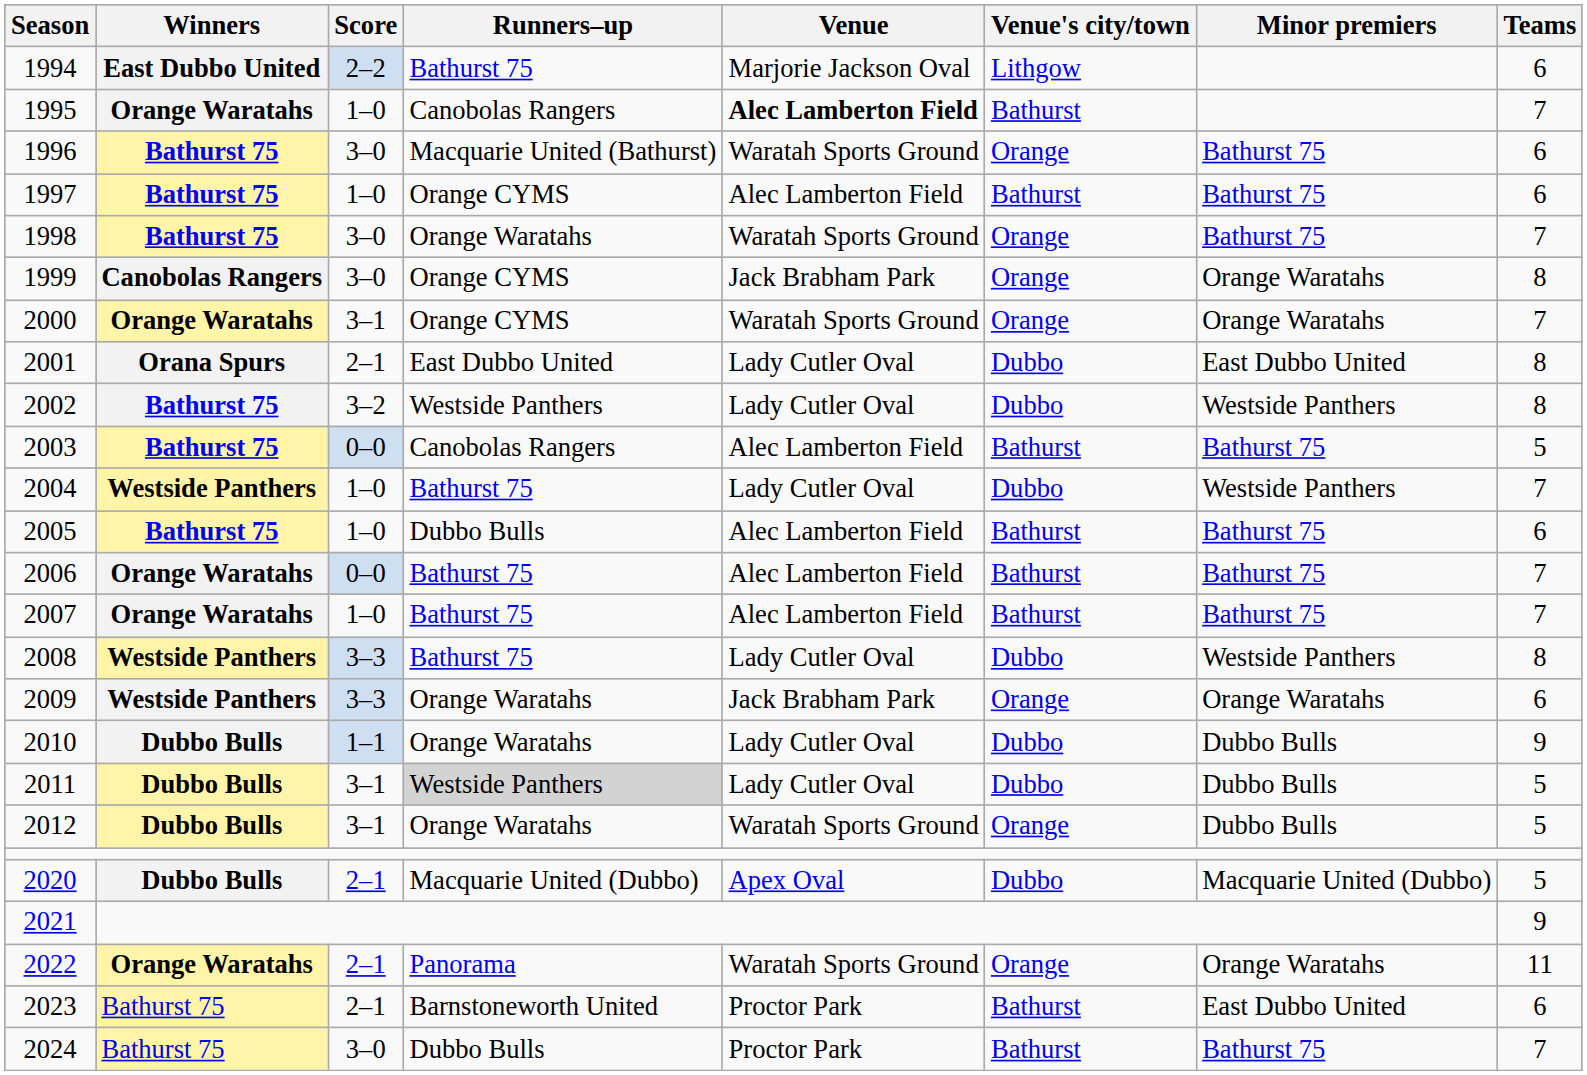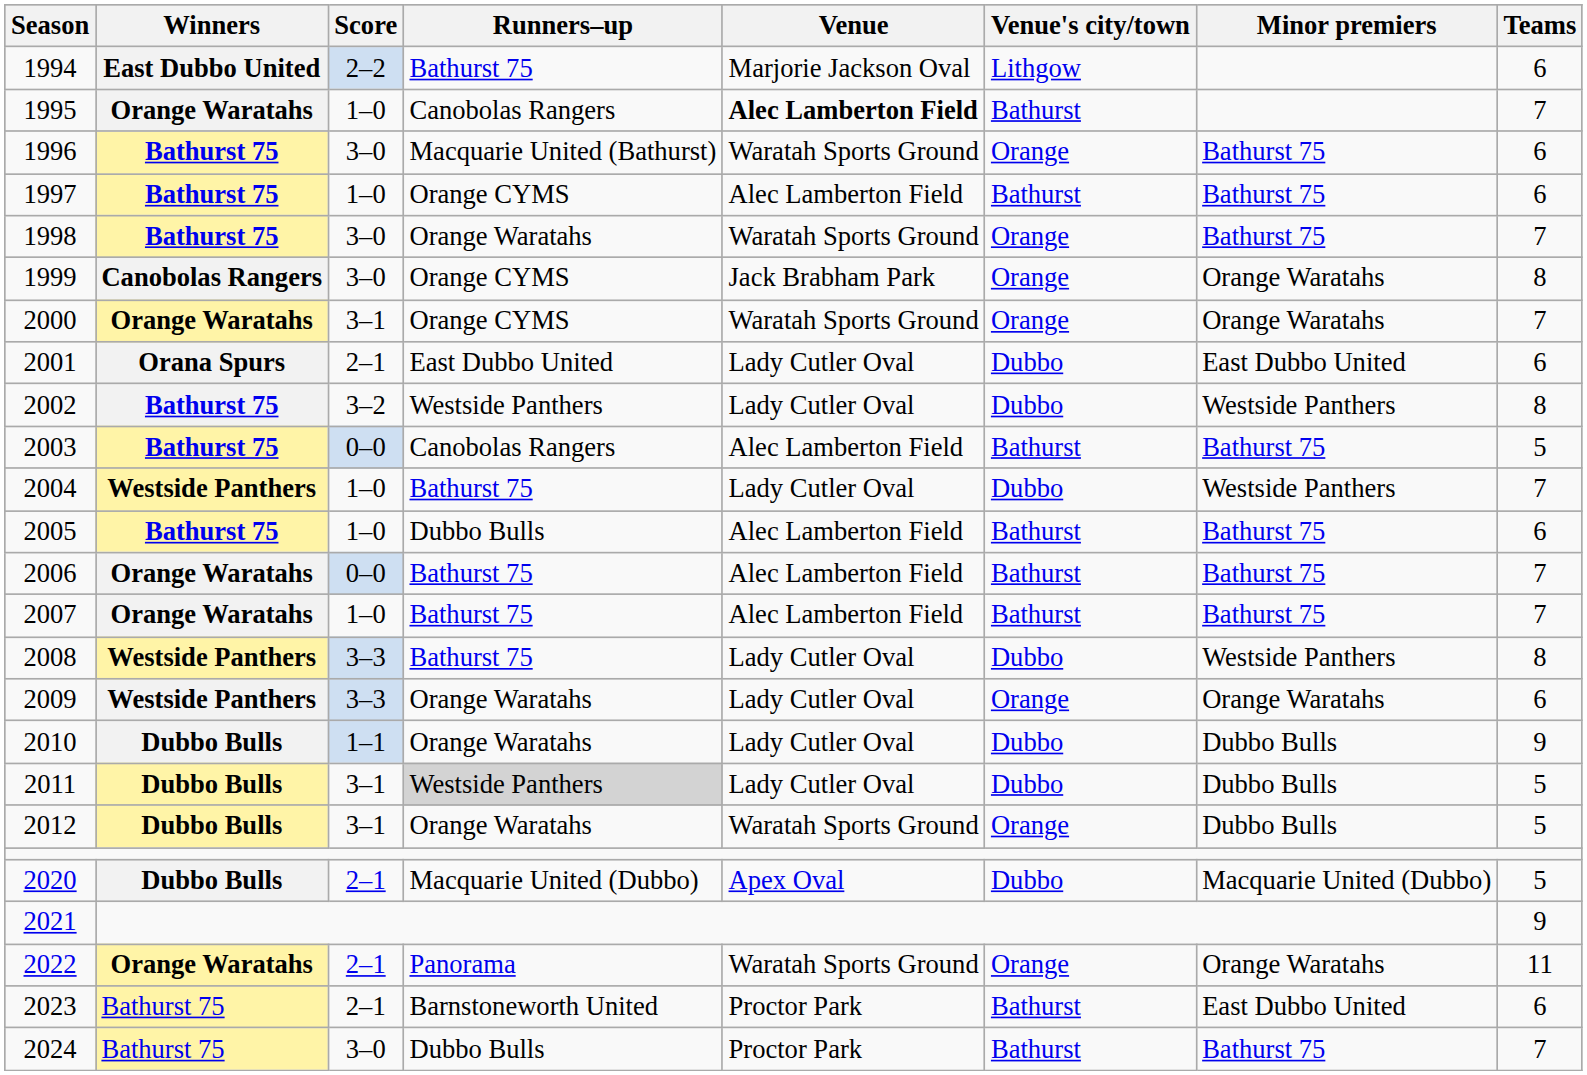(1540, 362) 8 -> (1540, 362) 6
(832, 699) Jack Brabham Park -> (821, 699) Lady Cutler Oval
